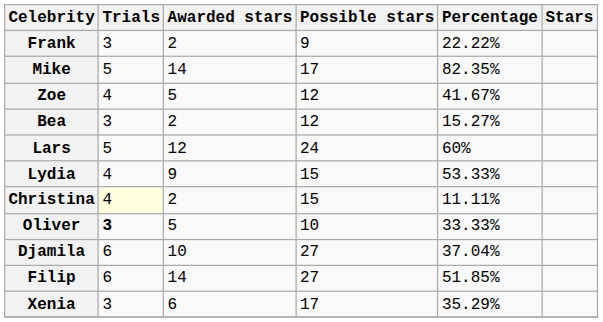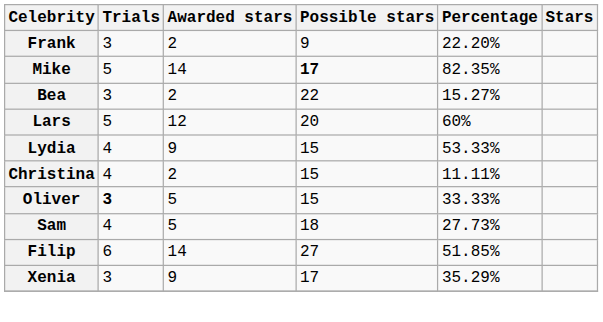(471, 44) 22.22% -> (471, 44) 22.20%
(310, 70) normal -> (310, 70) bold
- row: (52, 96)
(310, 122) 12 -> (310, 96) 22
(310, 148) 24 -> (310, 122) 20
(107, 200) lightyellow background -> (107, 174) no background
(310, 226) 10 -> (310, 200) 15
+ row: (52, 226)
- row: (52, 252)
(172, 304) 6 -> (172, 278) 9
